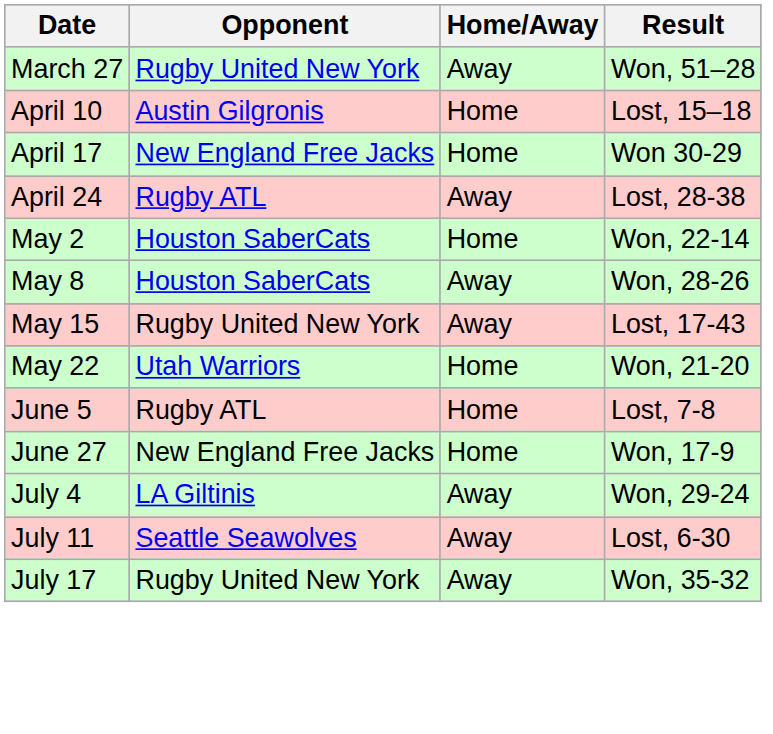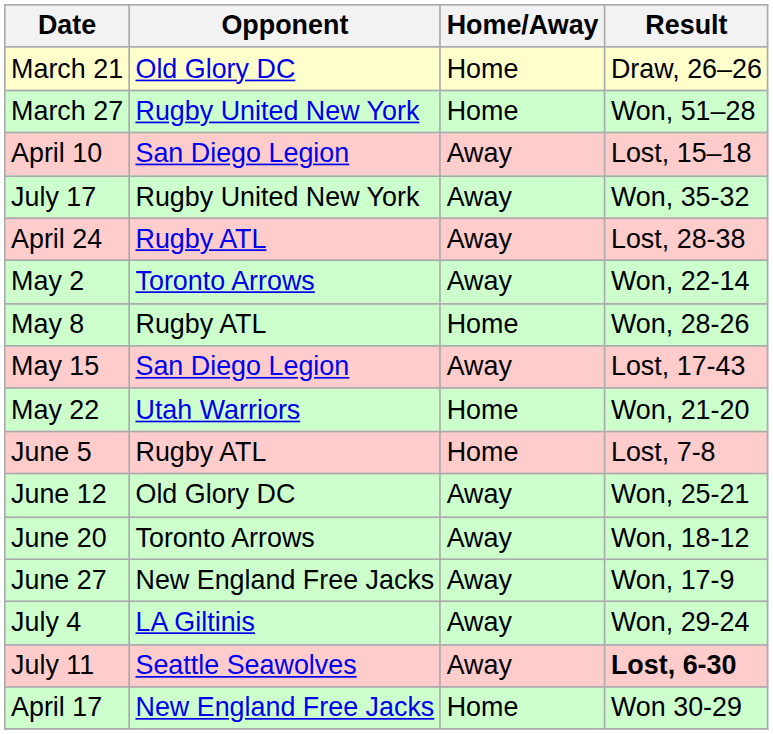+ row: (67, 68)
(479, 68) Away -> (483, 111) Home
(230, 111) Austin Gilgronis -> (242, 153) San Diego Legion
(483, 111) Home -> (479, 153) Away
rows swapped: (57, 153) <-> (54, 580)
(253, 238) Houston SaberCats -> (225, 281) Toronto Arrows
(483, 238) Home -> (479, 281) Away
(253, 281) Houston SaberCats -> (201, 324) Rugby ATL
(479, 281) Away -> (483, 324) Home
(277, 324) Rugby United New York -> (242, 366) San Diego Legion
+ row: (59, 494)
+ row: (59, 537)
(483, 452) Home -> (479, 580) Away
(671, 537) normal -> (674, 665) bold
